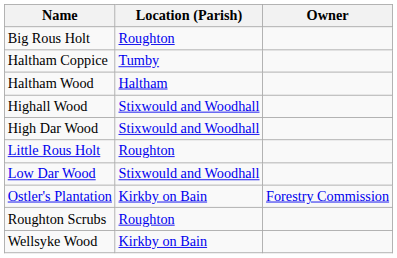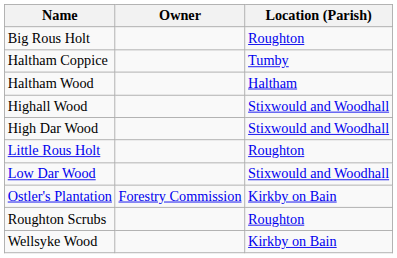columns swapped: (189, 15) <-> (328, 15)
